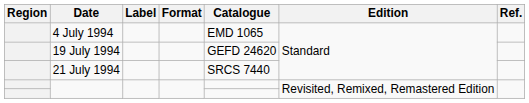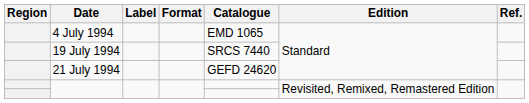(242, 51) GEFD 24620 -> (239, 51) SRCS 7440
(239, 70) SRCS 7440 -> (242, 70) GEFD 24620
